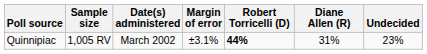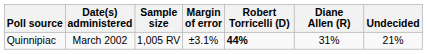columns swapped: (148, 18) <-> (89, 18)
(393, 40) 23% -> (393, 40) 21%
